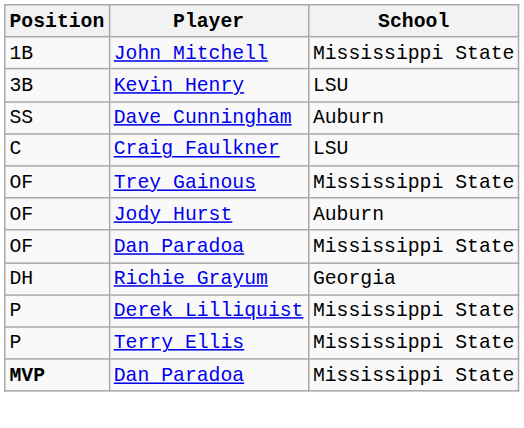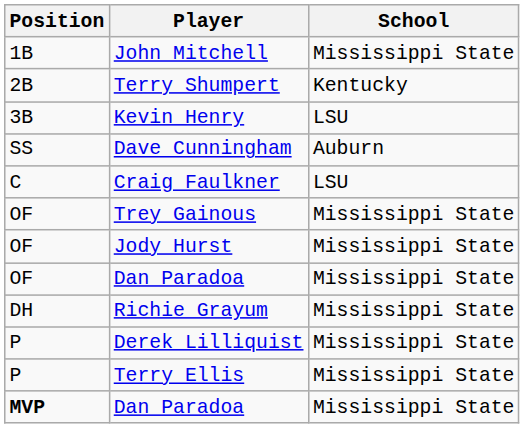+ row: (21, 85)
(348, 214) Auburn -> (414, 246) Mississippi State
(354, 279) Georgia -> (414, 311) Mississippi State
